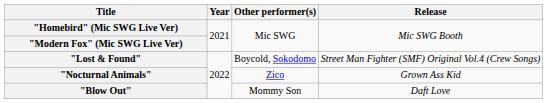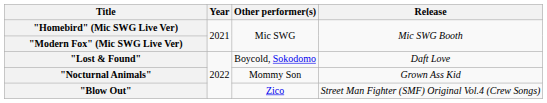(431, 59) Street Man Fighter (SMF) Original Vol.4 (Crew Songs) -> (431, 59) Daft Love
(275, 75) Zico -> (275, 75) Mommy Son
(275, 91) Mommy Son -> (275, 91) Zico
(431, 91) Daft Love -> (431, 91) Street Man Fighter (SMF) Original Vol.4 (Crew Songs)
